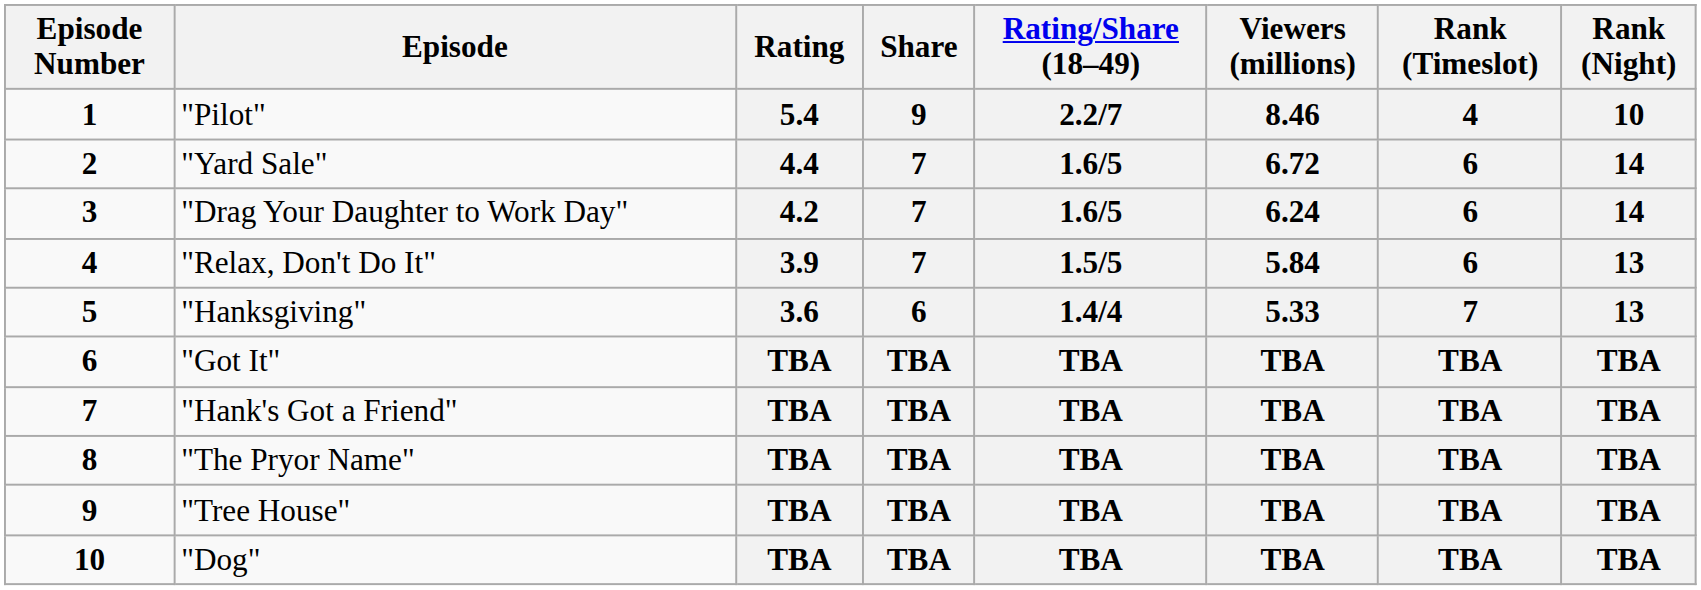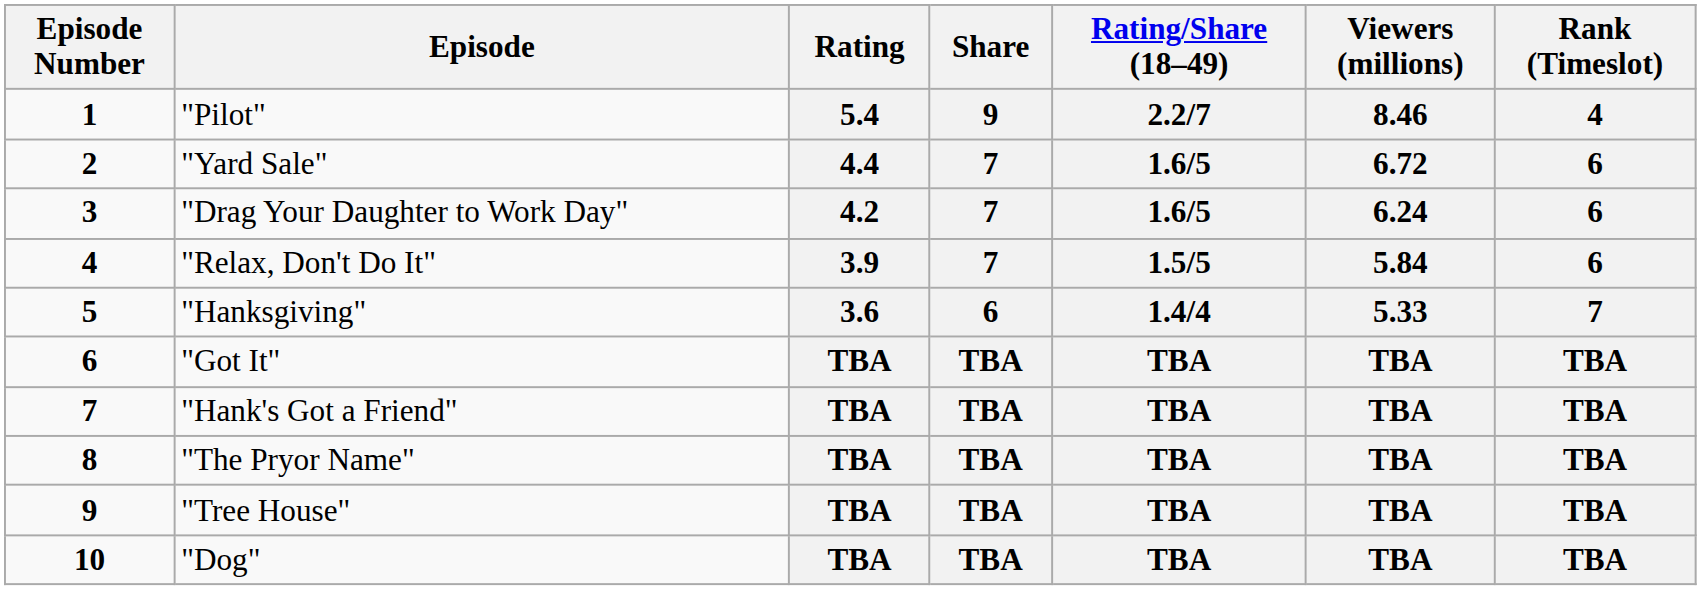- column: (1629, 46)
